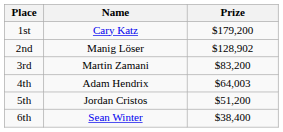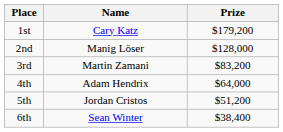(233, 48) $128,902 -> (233, 48) $128,000
(233, 83) $64,003 -> (233, 83) $64,000
